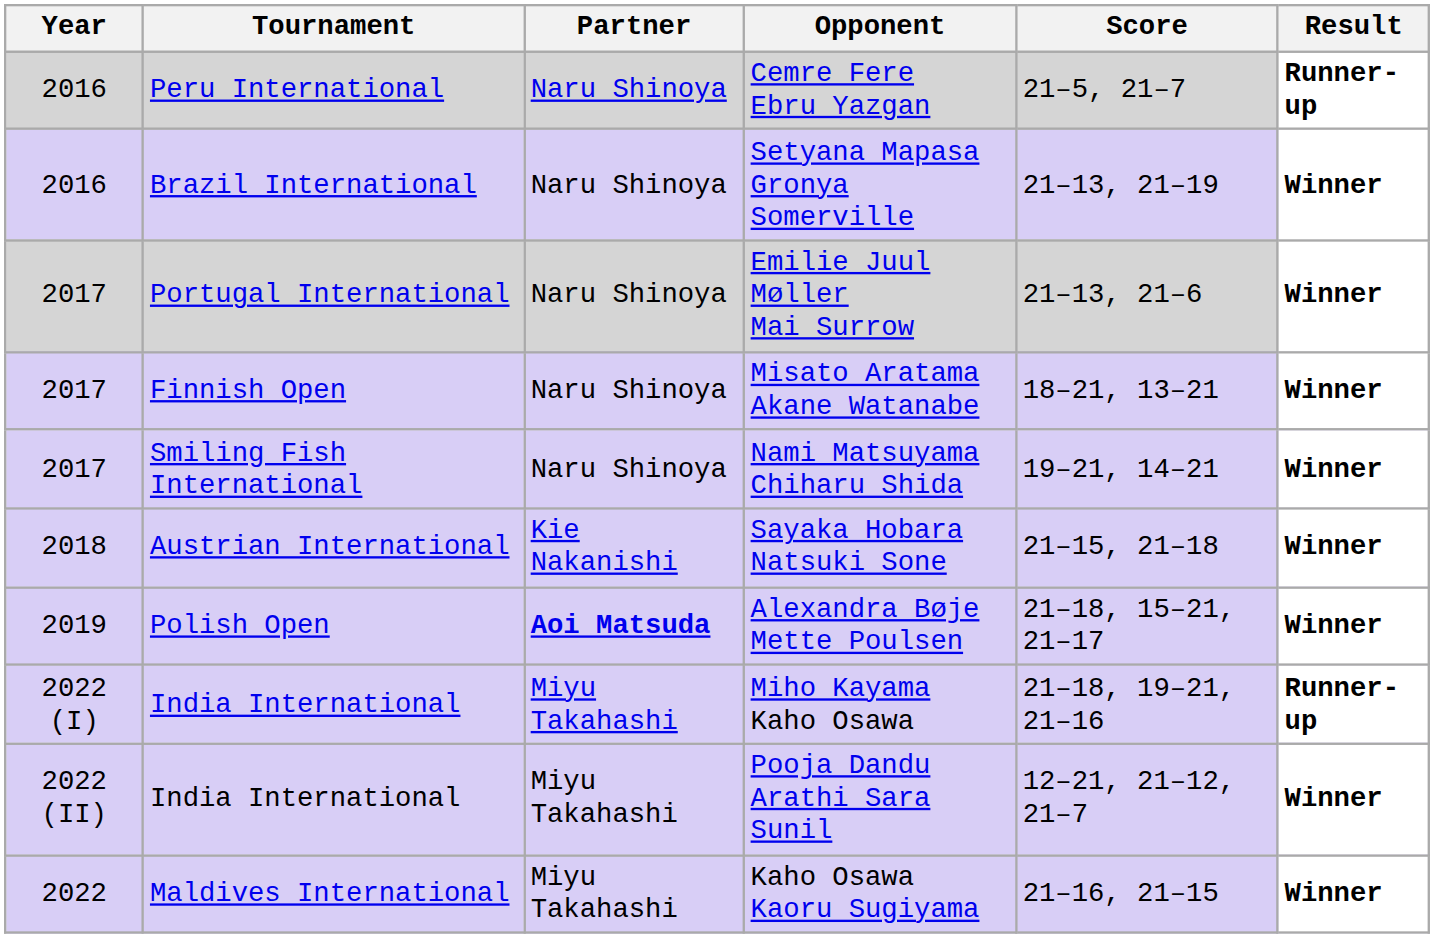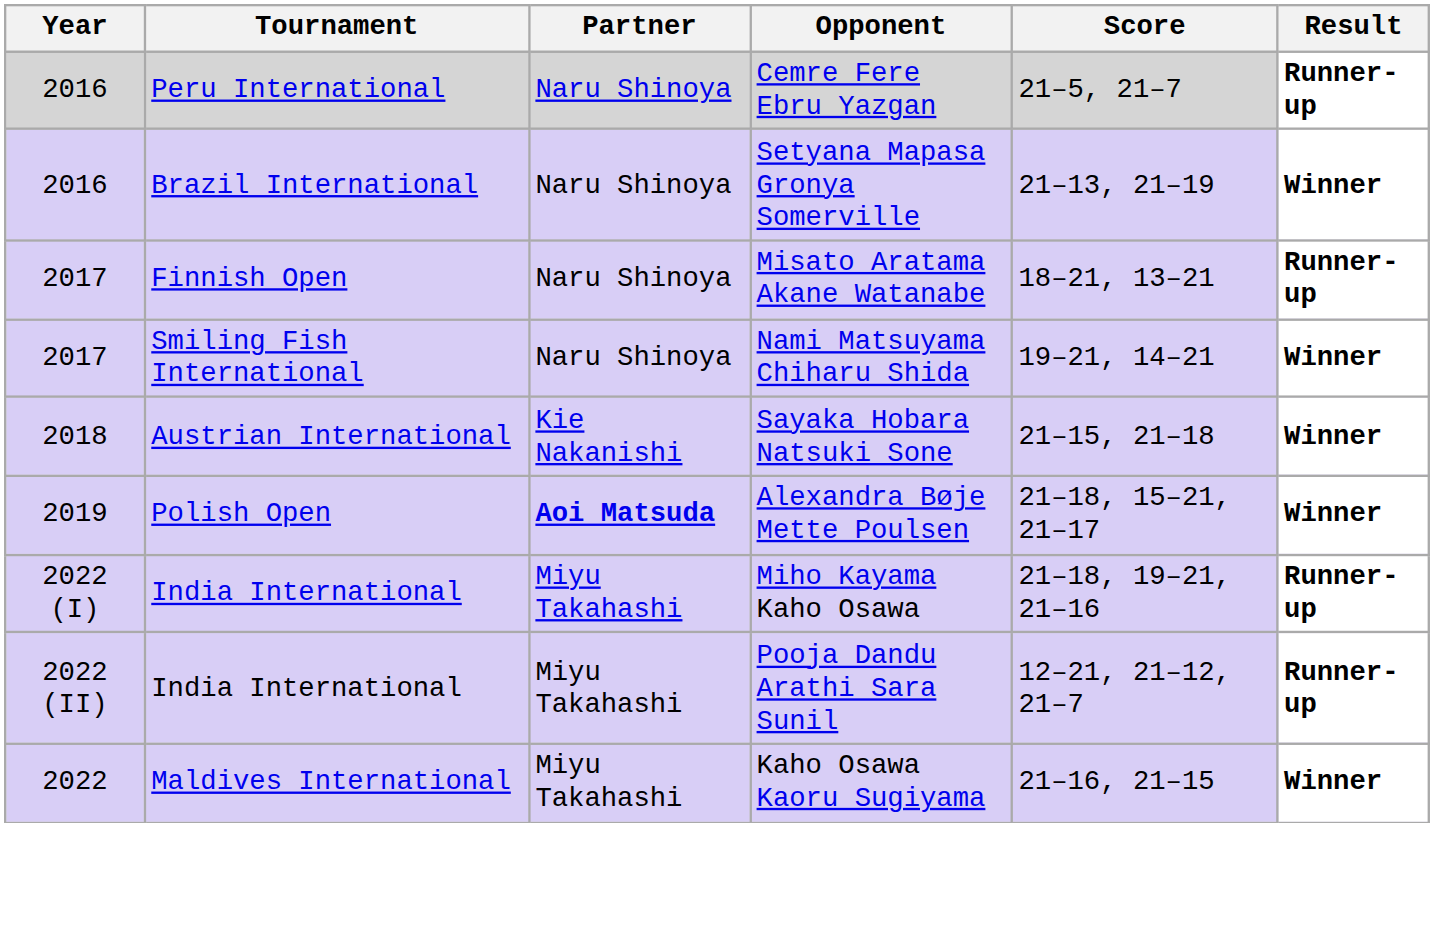- row: (841, 296)
(1334, 390) Winner -> (1341, 279) Runner-up
(1334, 799) Winner -> (1341, 688) Runner-up
